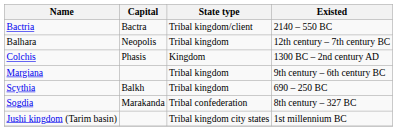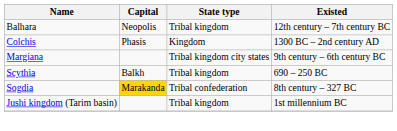- row: (20, 27)
(199, 73) Tribal kingdom -> (219, 57) Tribal kingdom city states
(143, 103) no background -> (143, 88) gold background
(219, 118) Tribal kingdom city states -> (199, 103) Tribal kingdom
